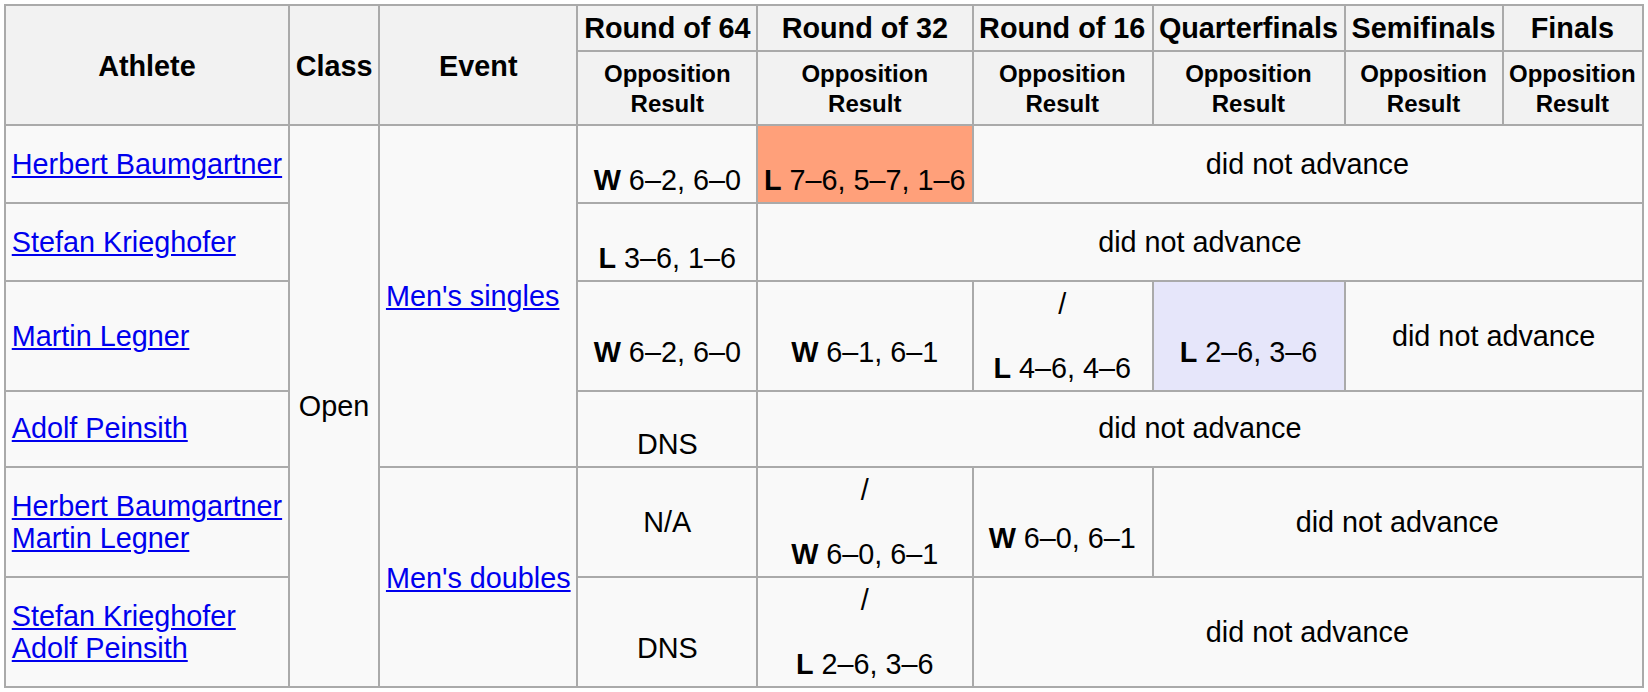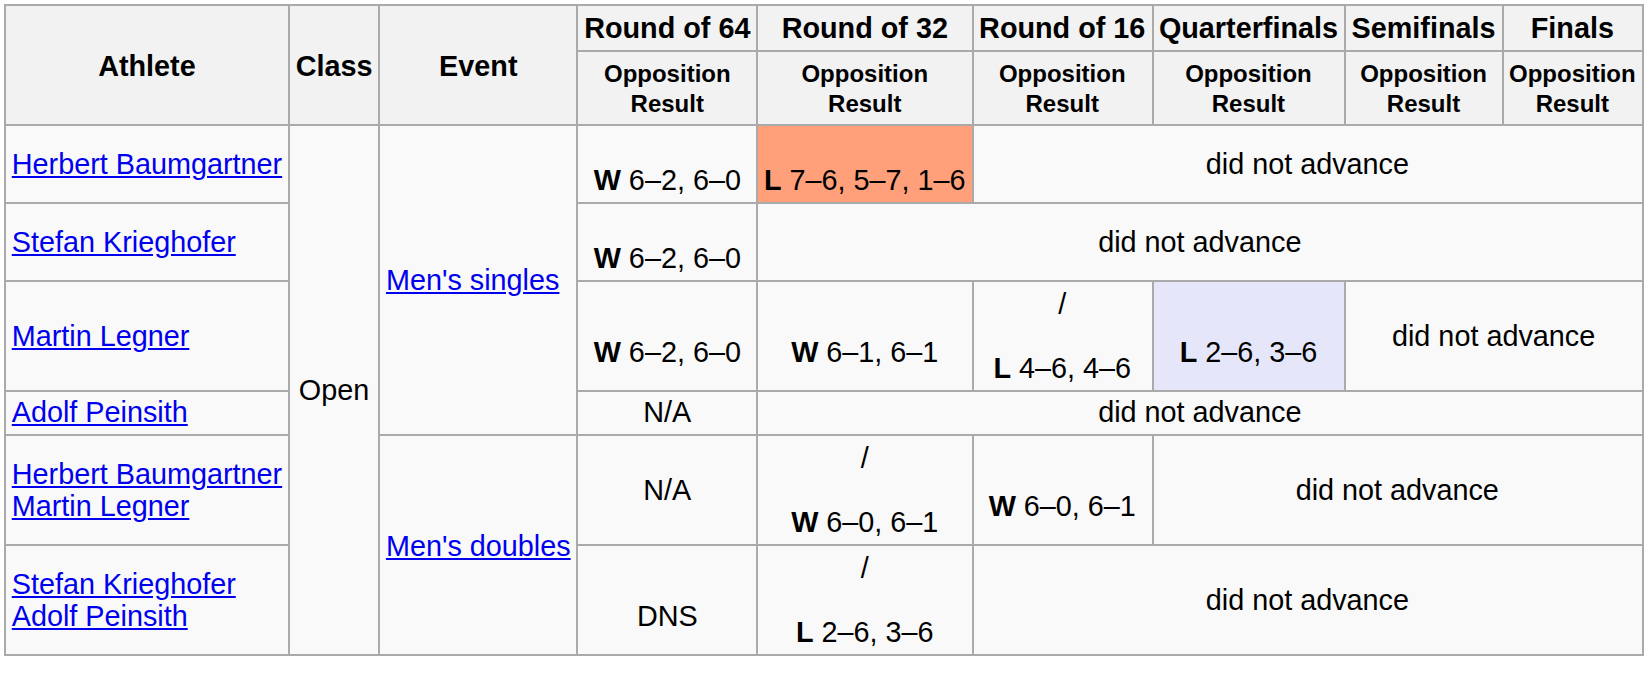(667, 258) L 3–6, 1–6 -> (667, 258) W 6–2, 6–0
(667, 445) DNS -> (667, 413) N/A
